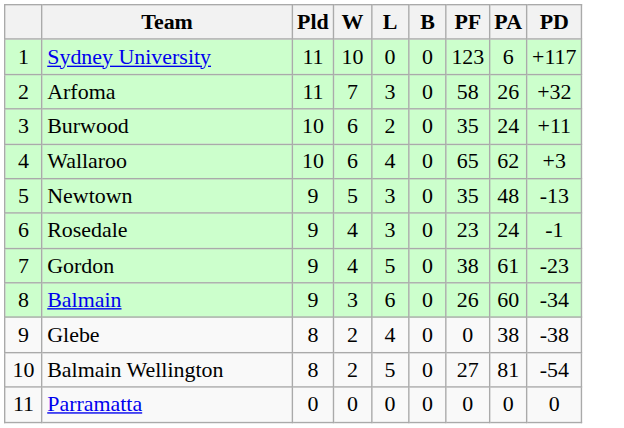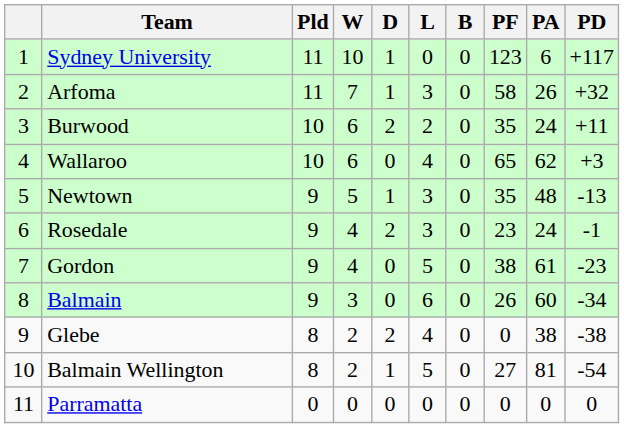+ column: (390, 21)
